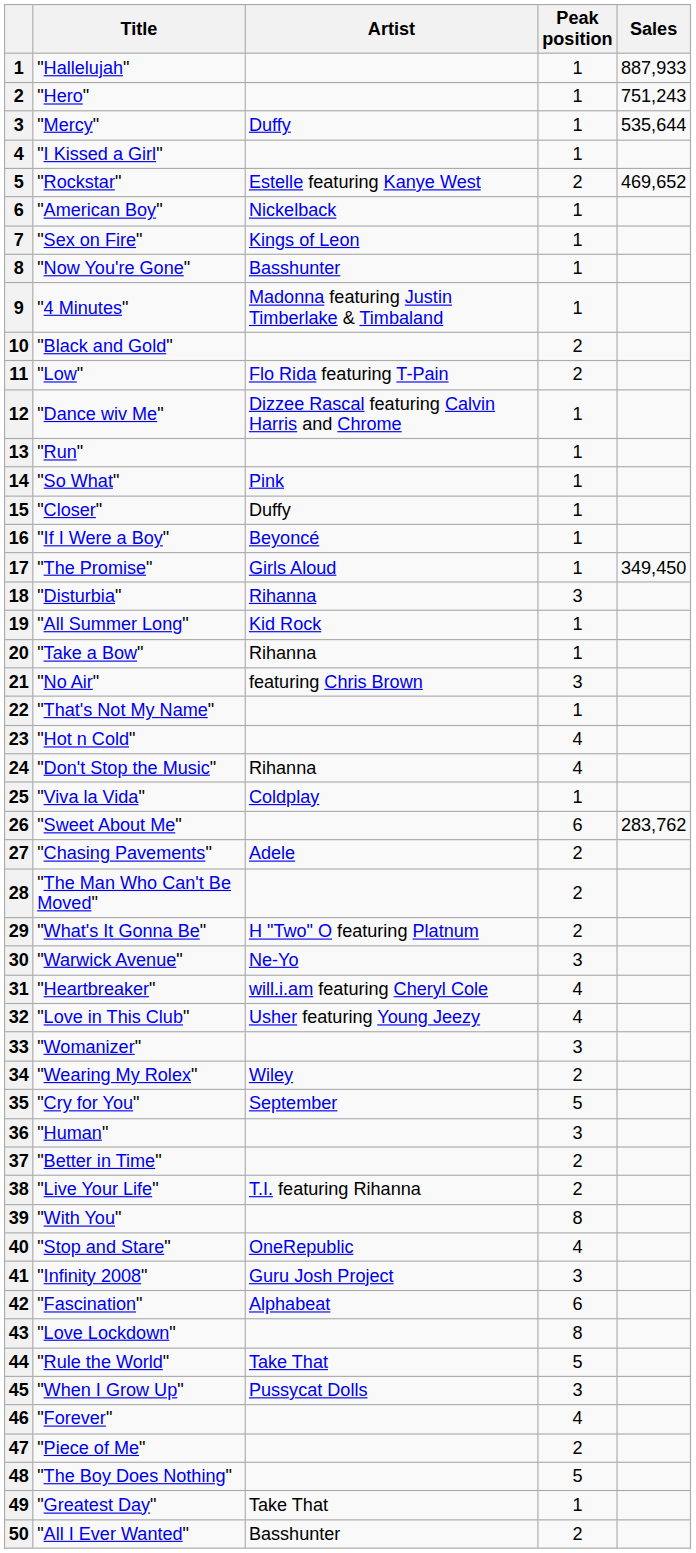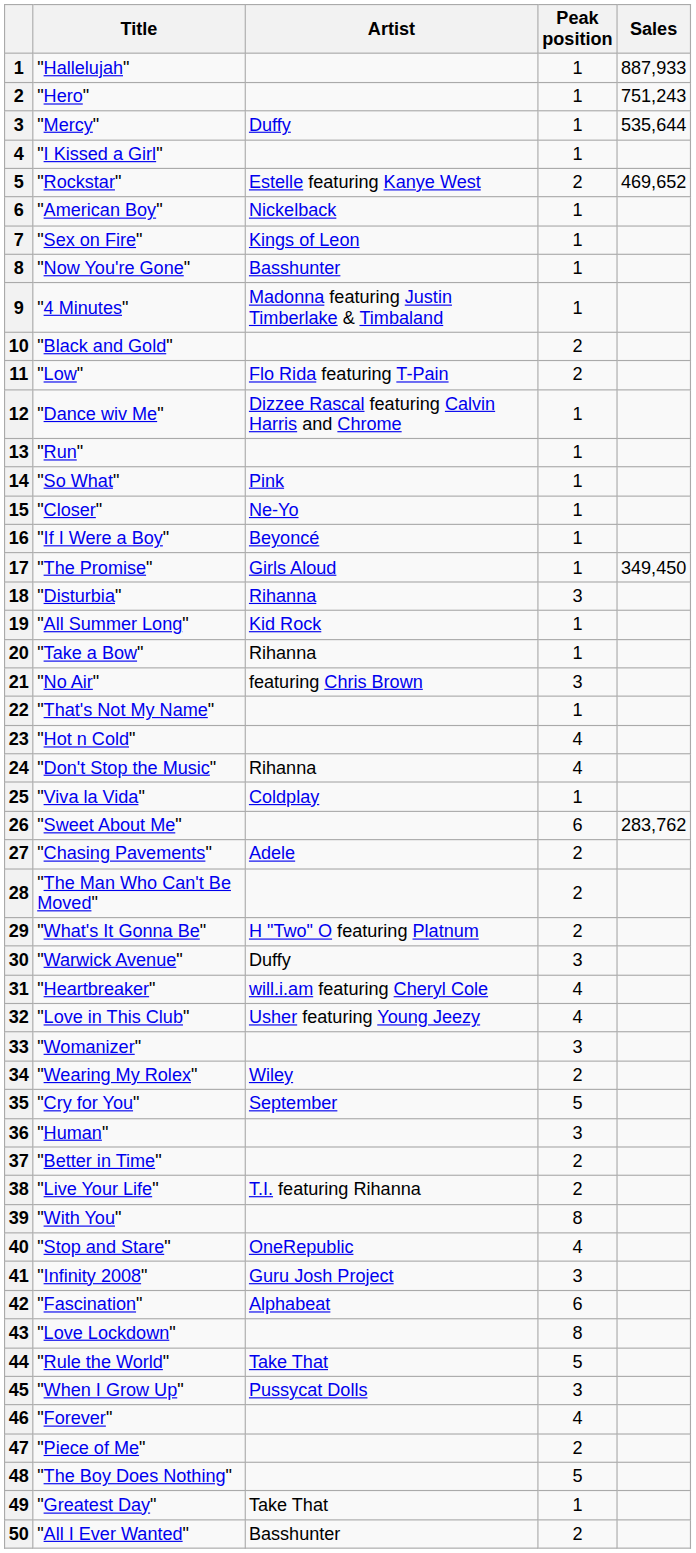(270, 509) Duffy -> (274, 509) Ne-Yo
(274, 960) Ne-Yo -> (270, 960) Duffy
